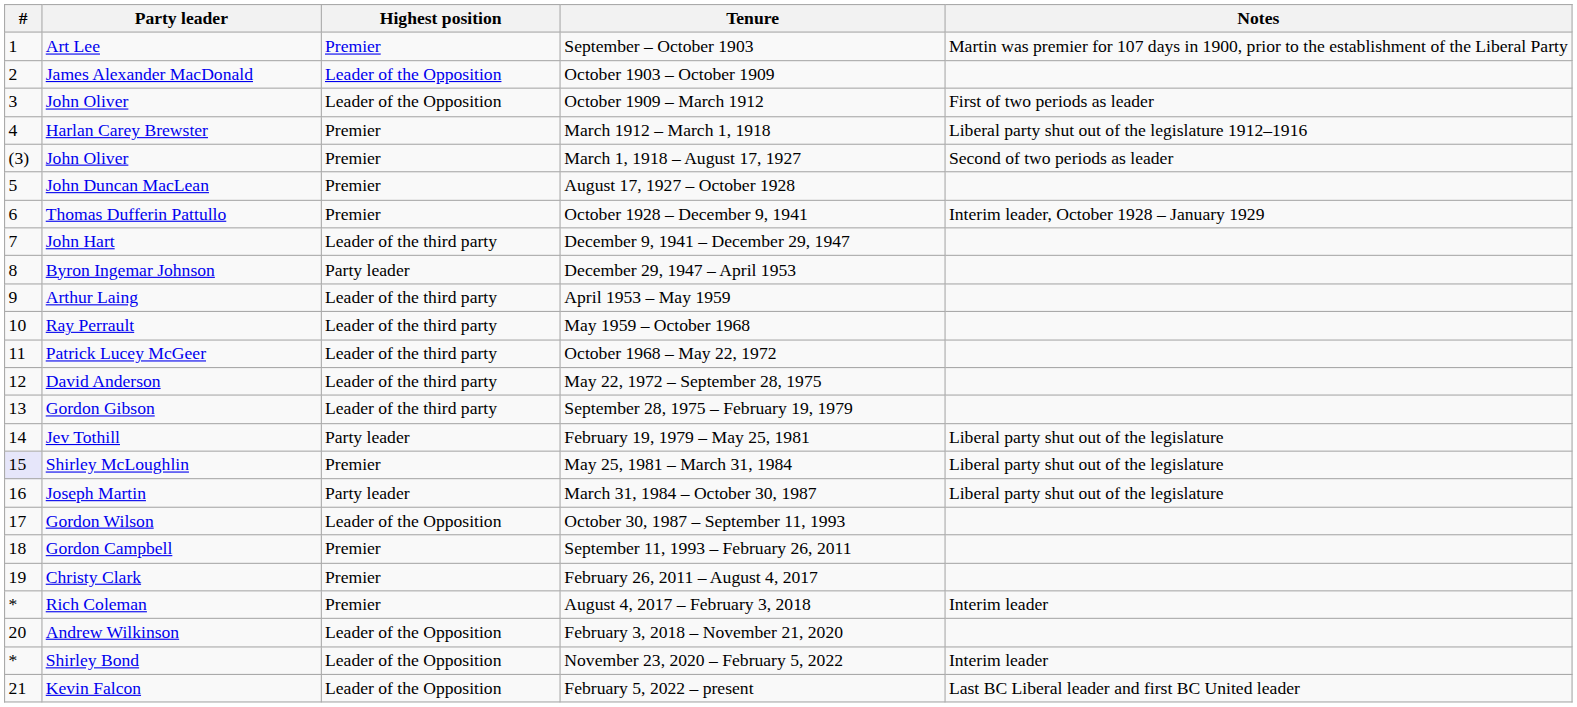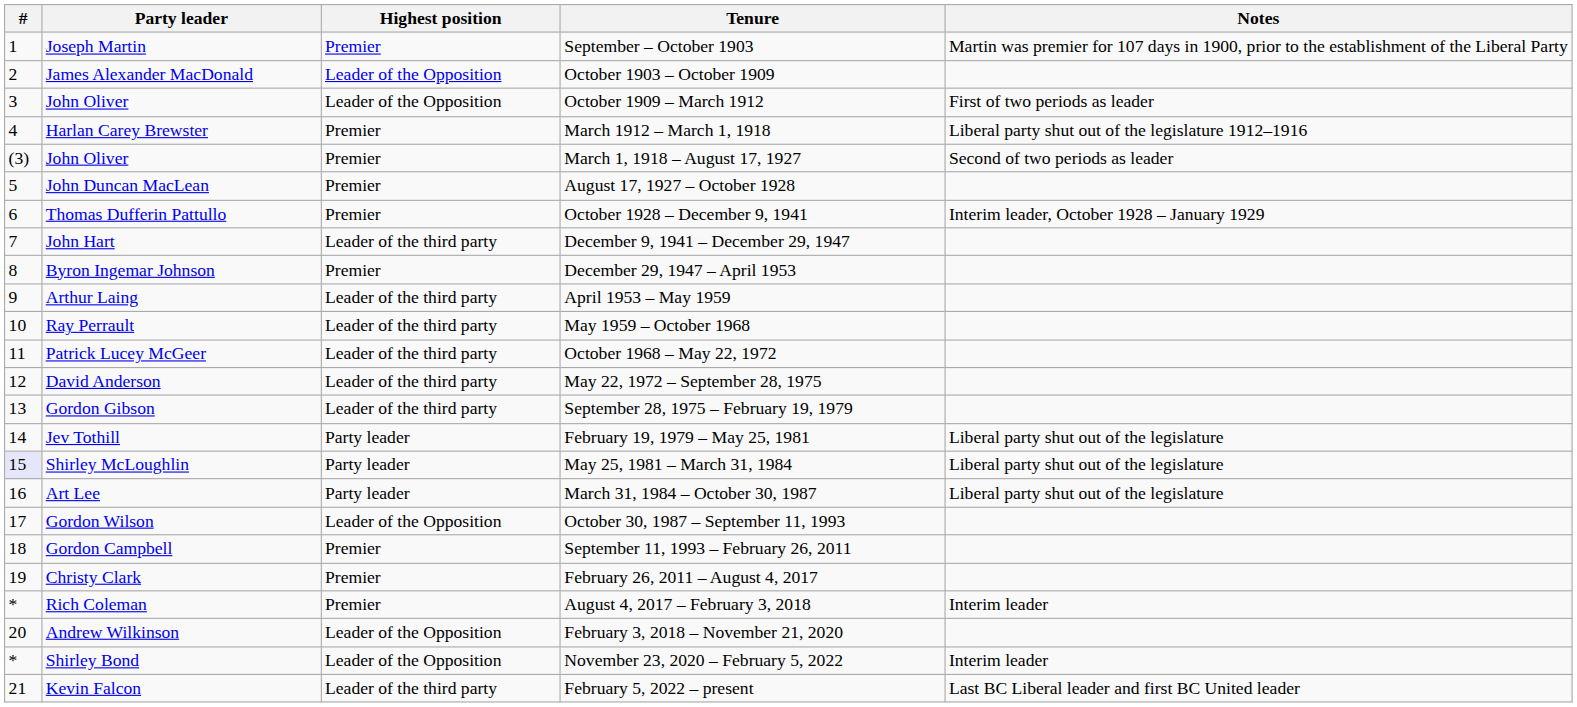(73, 46) Art Lee -> (96, 46) Joseph Martin
(367, 269) Party leader -> (353, 269) Premier
(353, 465) Premier -> (367, 465) Party leader
(96, 492) Joseph Martin -> (73, 492) Art Lee
(413, 688) Leader of the Opposition -> (411, 688) Leader of the third party
